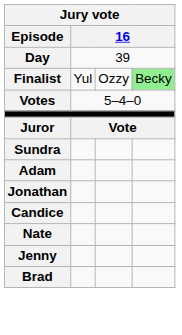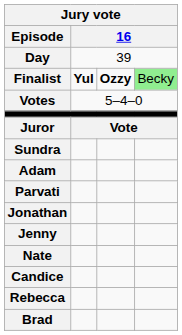(83, 79) normal -> (84, 79) bold
(114, 79) normal -> (116, 79) bold
+ row: (37, 191)
rows swapped: (37, 213) <-> (37, 255)
+ row: (37, 298)
